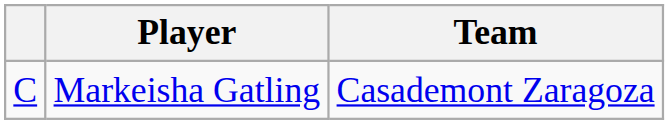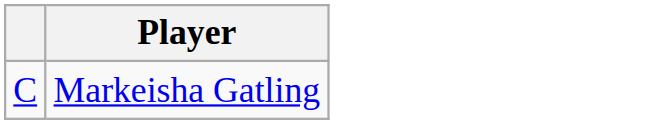- column: (496, 32)
